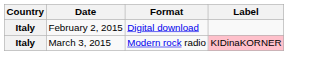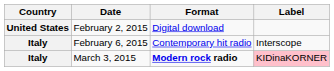(25, 27) Italy -> (38, 27) United States
+ row: (111, 43)
(167, 43) normal -> (195, 58) bold
